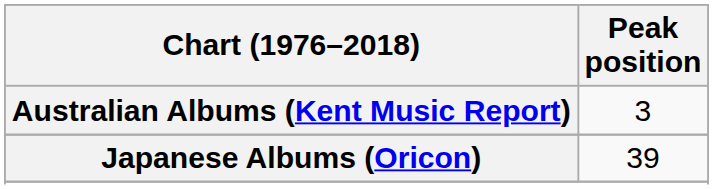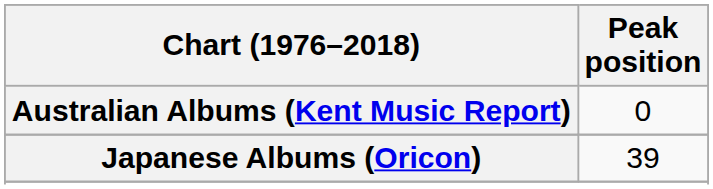(643, 109) 3 -> (643, 109) 0
